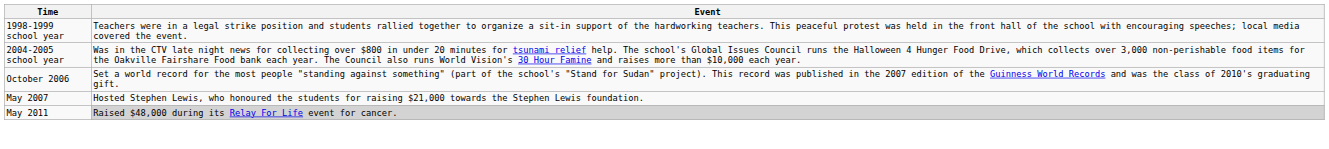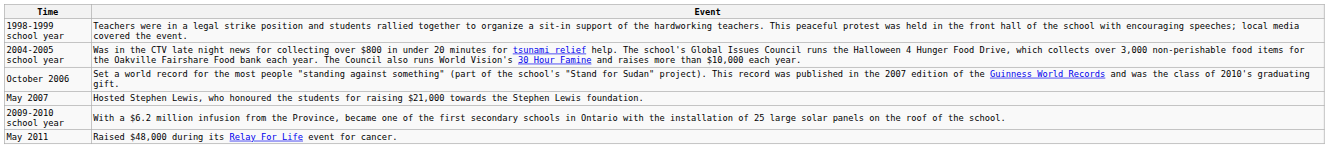+ row: (35, 118)
(245, 113) lightgrey background -> (245, 137) no background
